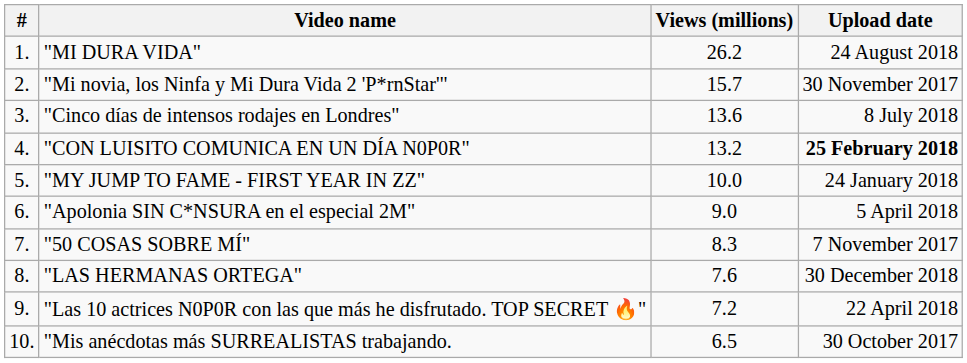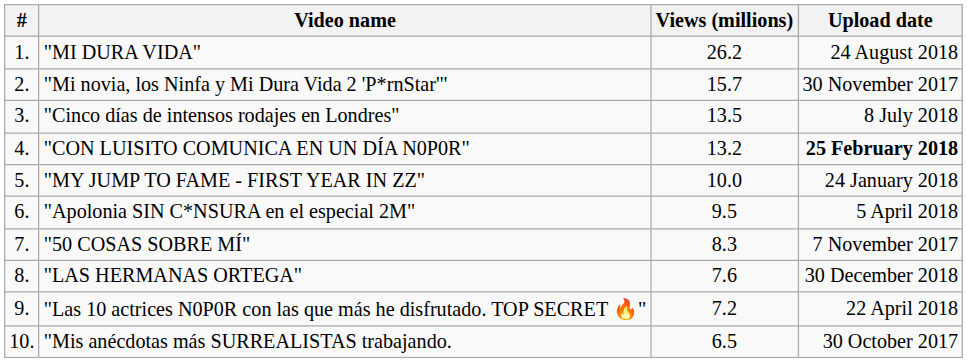(724, 116) 13.6 -> (724, 116) 13.5
(724, 212) 9.0 -> (724, 212) 9.5
